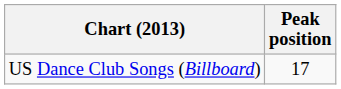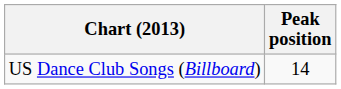(300, 68) 17 -> (300, 68) 14
